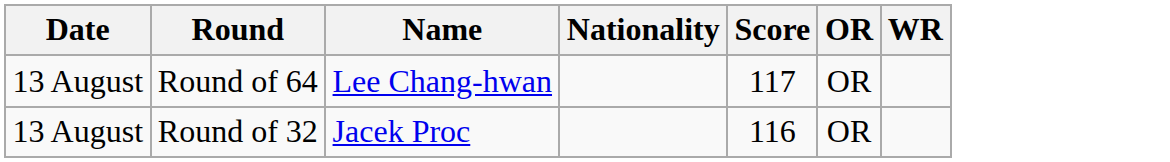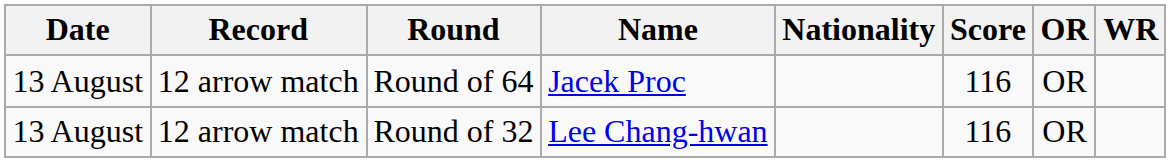+ column: (258, 29)
(442, 80) Lee Chang-hwan -> (617, 80) Jacek Proc
(772, 80) 117 -> (988, 80) 116
(401, 131) Jacek Proc -> (658, 131) Lee Chang-hwan
